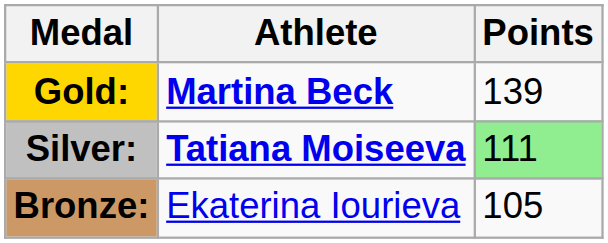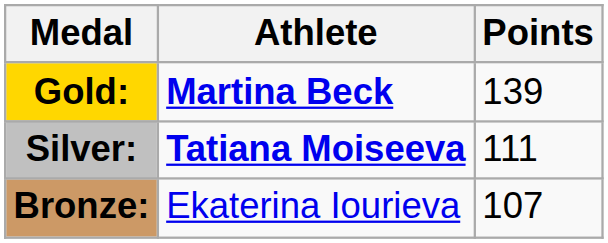(510, 149) lightgreen background -> (510, 149) no background
(513, 206) 105 -> (513, 206) 107
